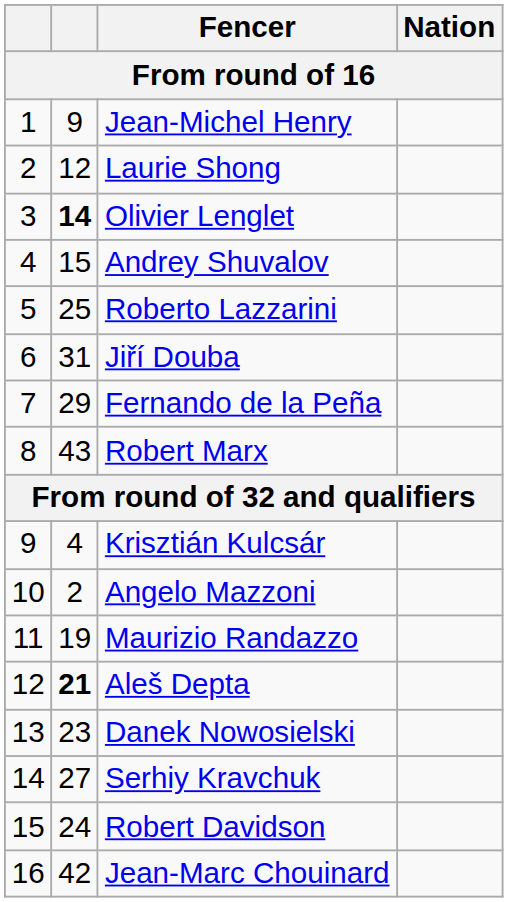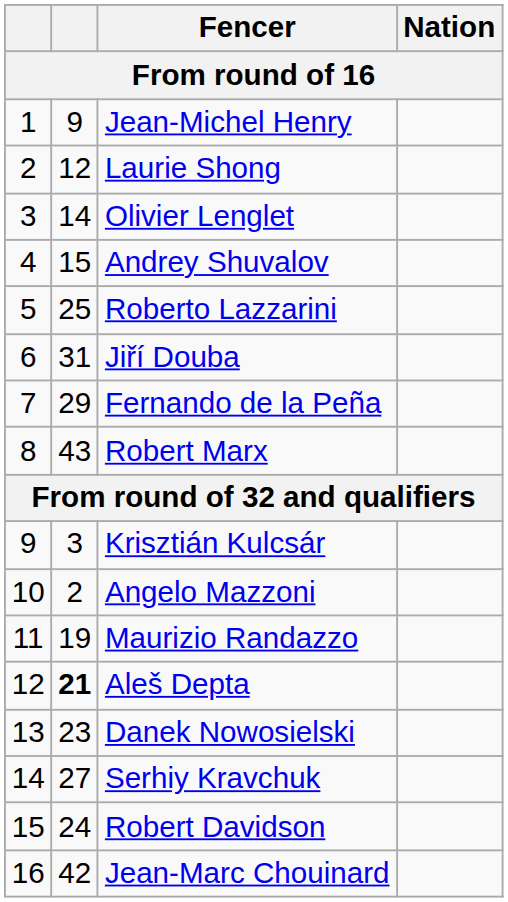(75, 215) bold -> (75, 215) normal
(75, 544) 4 -> (75, 544) 3
